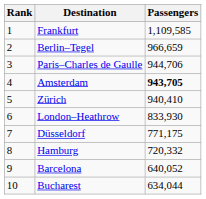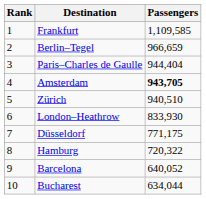(165, 64) 944,706 -> (165, 64) 944,404
(165, 99) 940,410 -> (165, 99) 940,510
(165, 151) 720,332 -> (165, 151) 720,322
